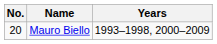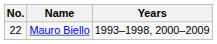(16, 30) 20 -> (16, 30) 22
